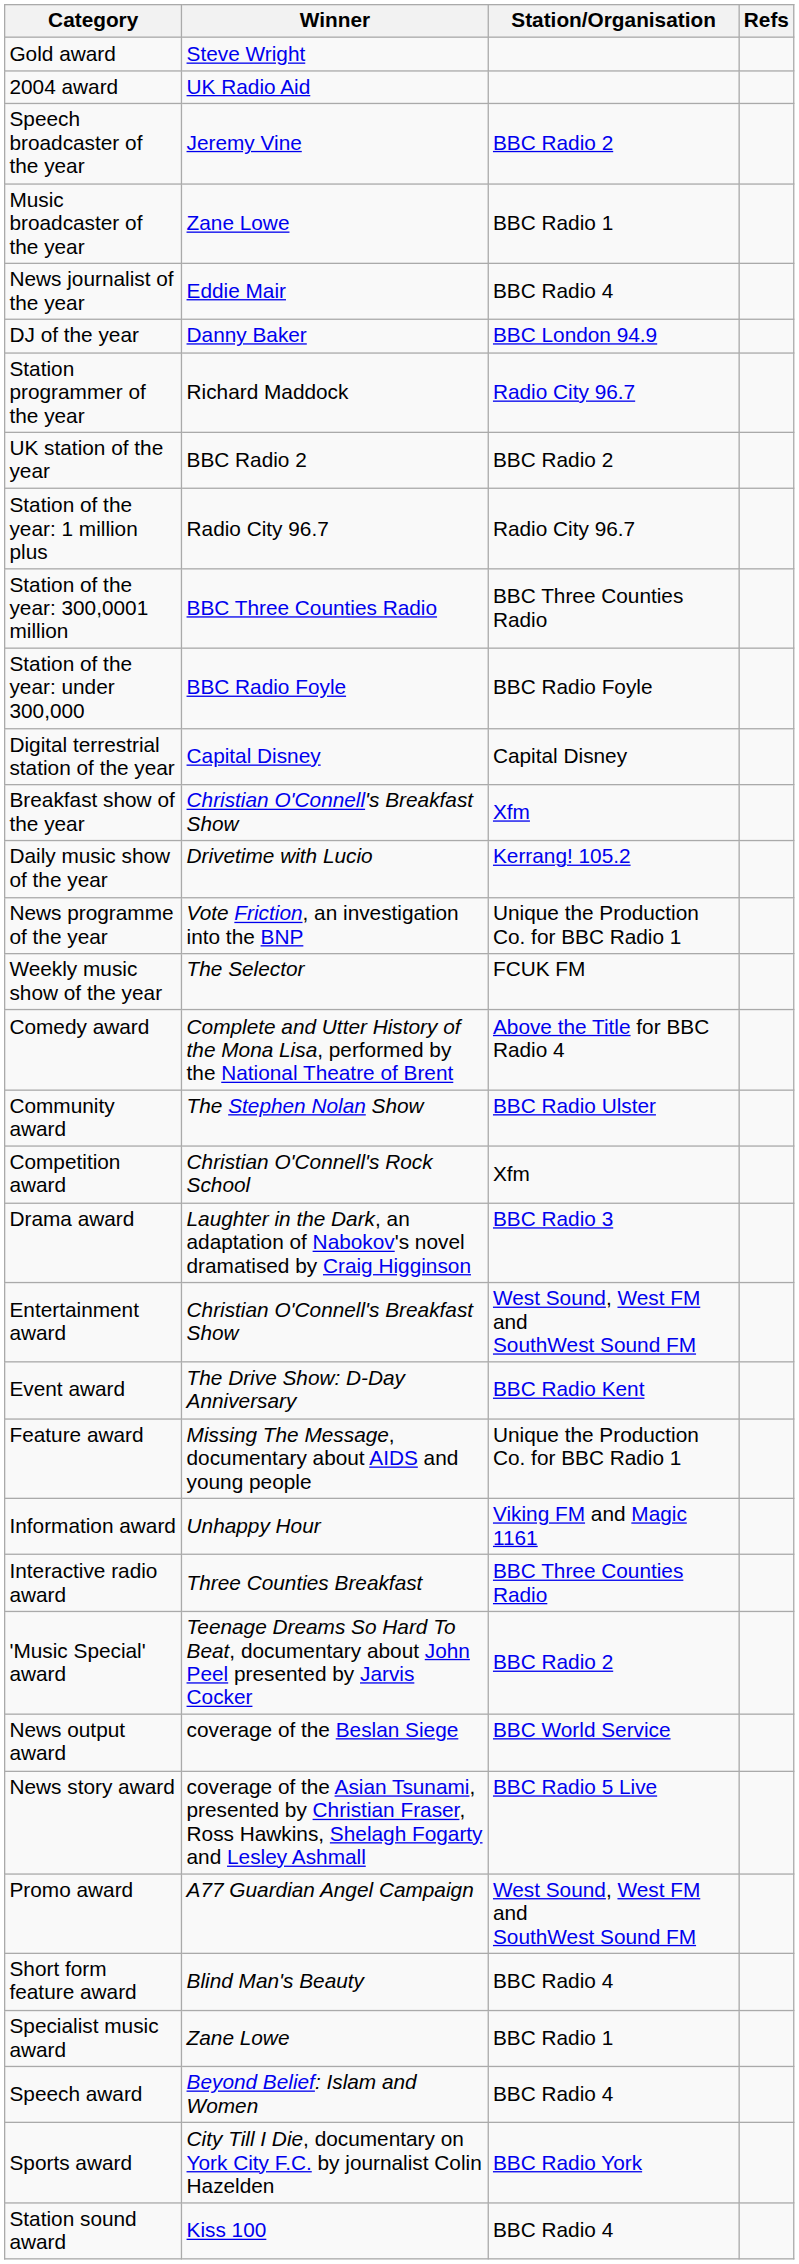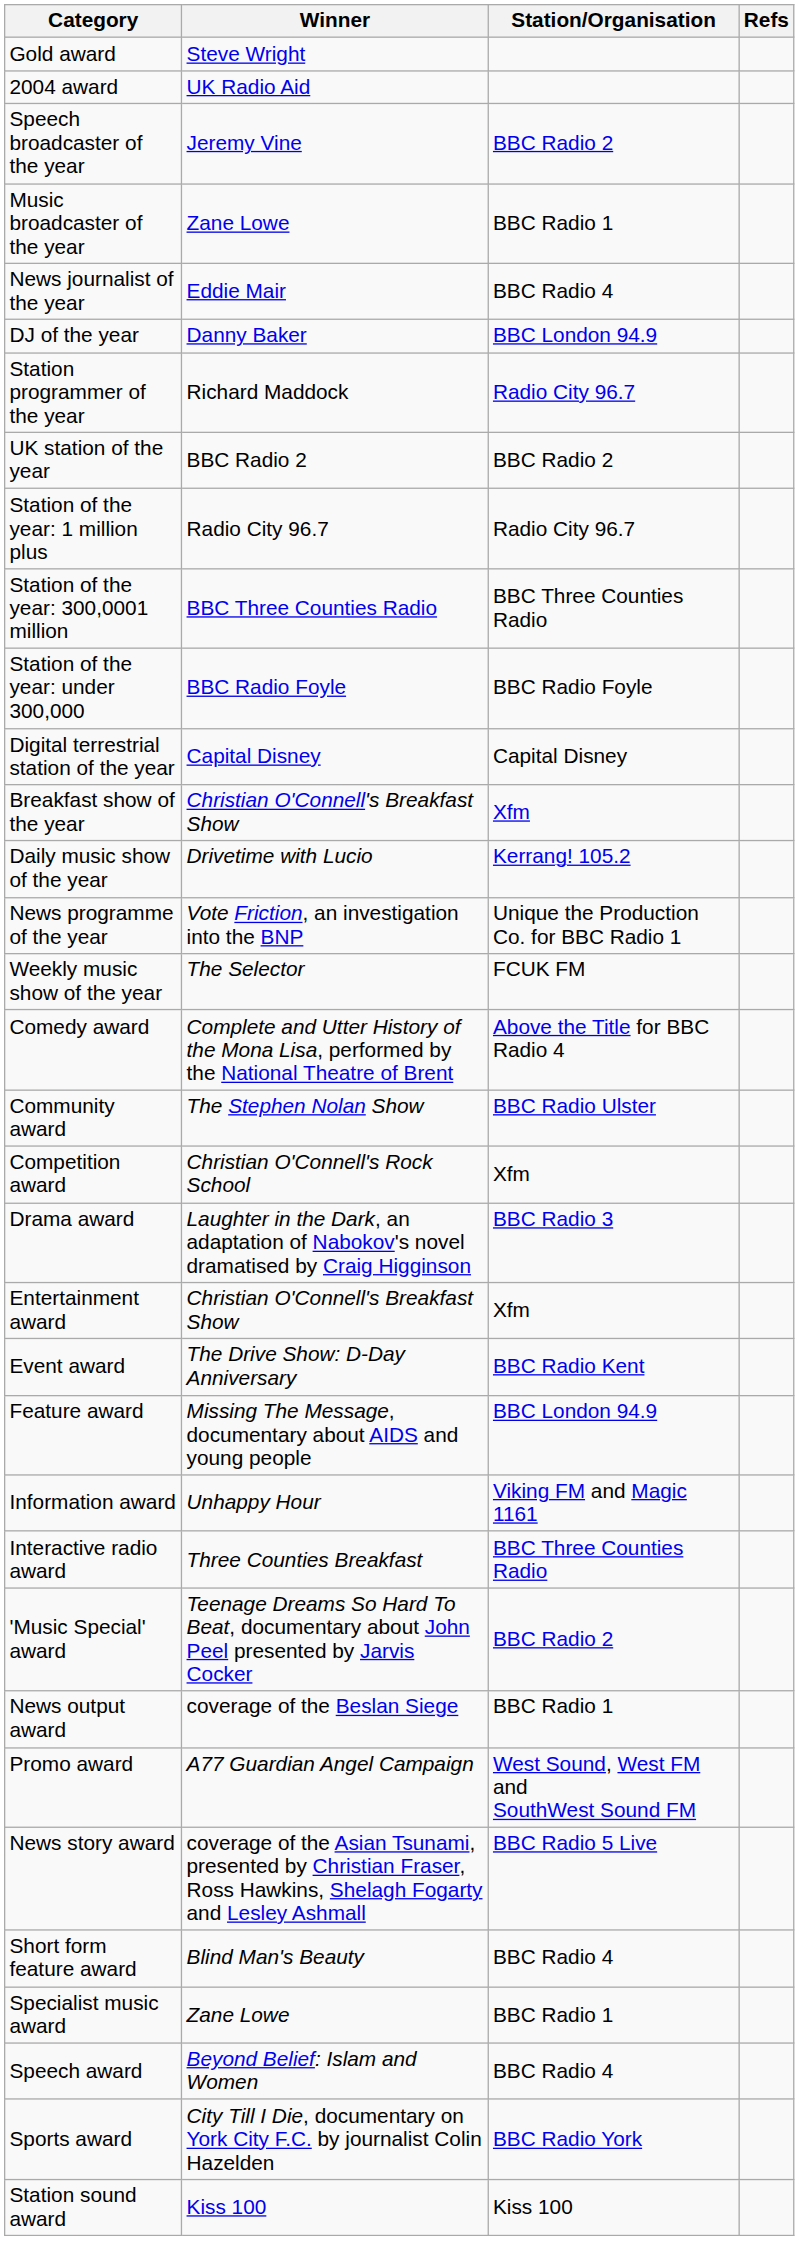(597, 1322) West Sound, West FM and SouthWest Sound FM -> (511, 1310) Xfm
(596, 1446) Unique the Production Co. for BBC Radio 1 -> (575, 1411) BBC London 94.9
(582, 1730) BBC World Service -> (553, 1707) BBC Radio 1
rows swapped: (92, 1787) <-> (71, 1890)
(553, 2230) BBC Radio 4 -> (533, 2207) Kiss 100
